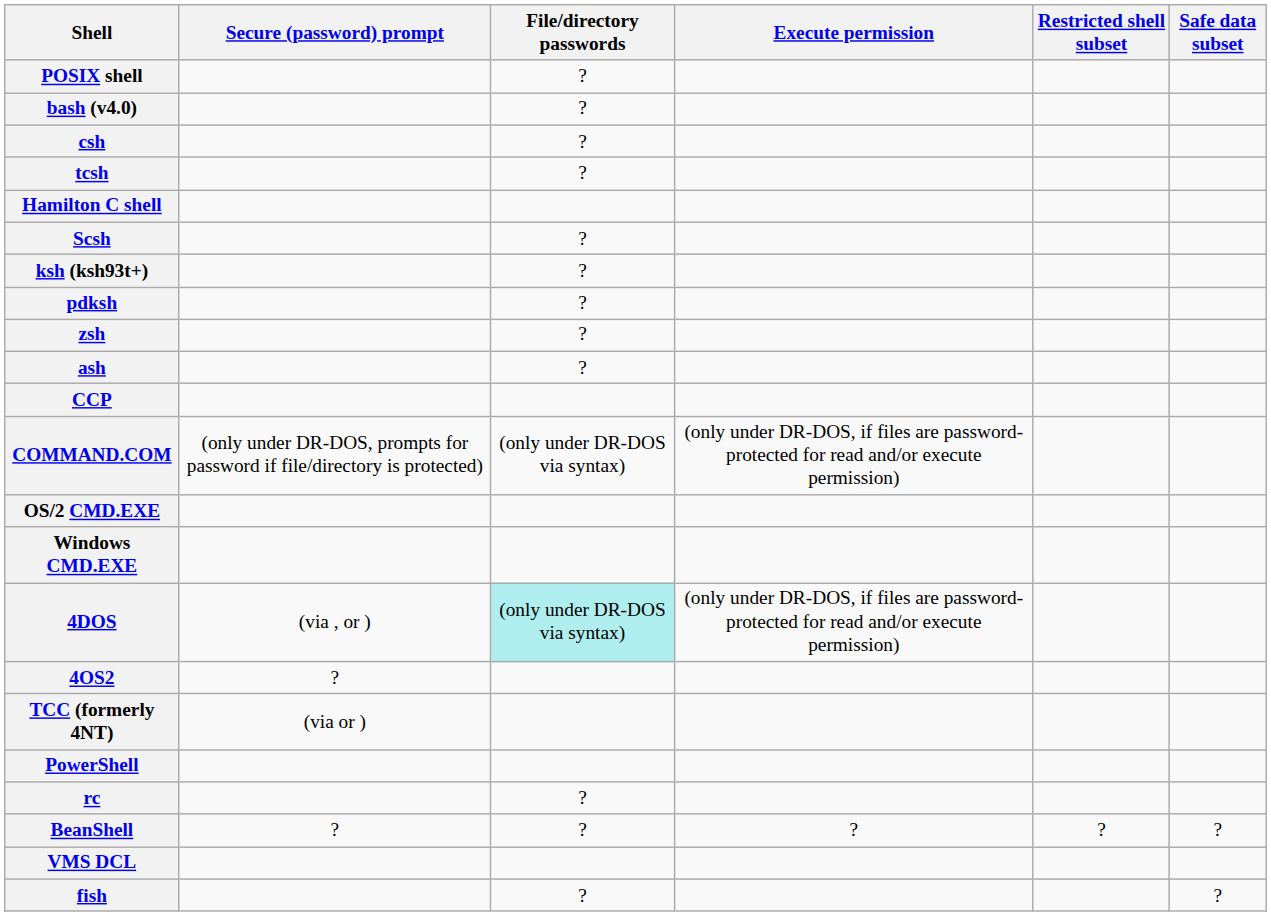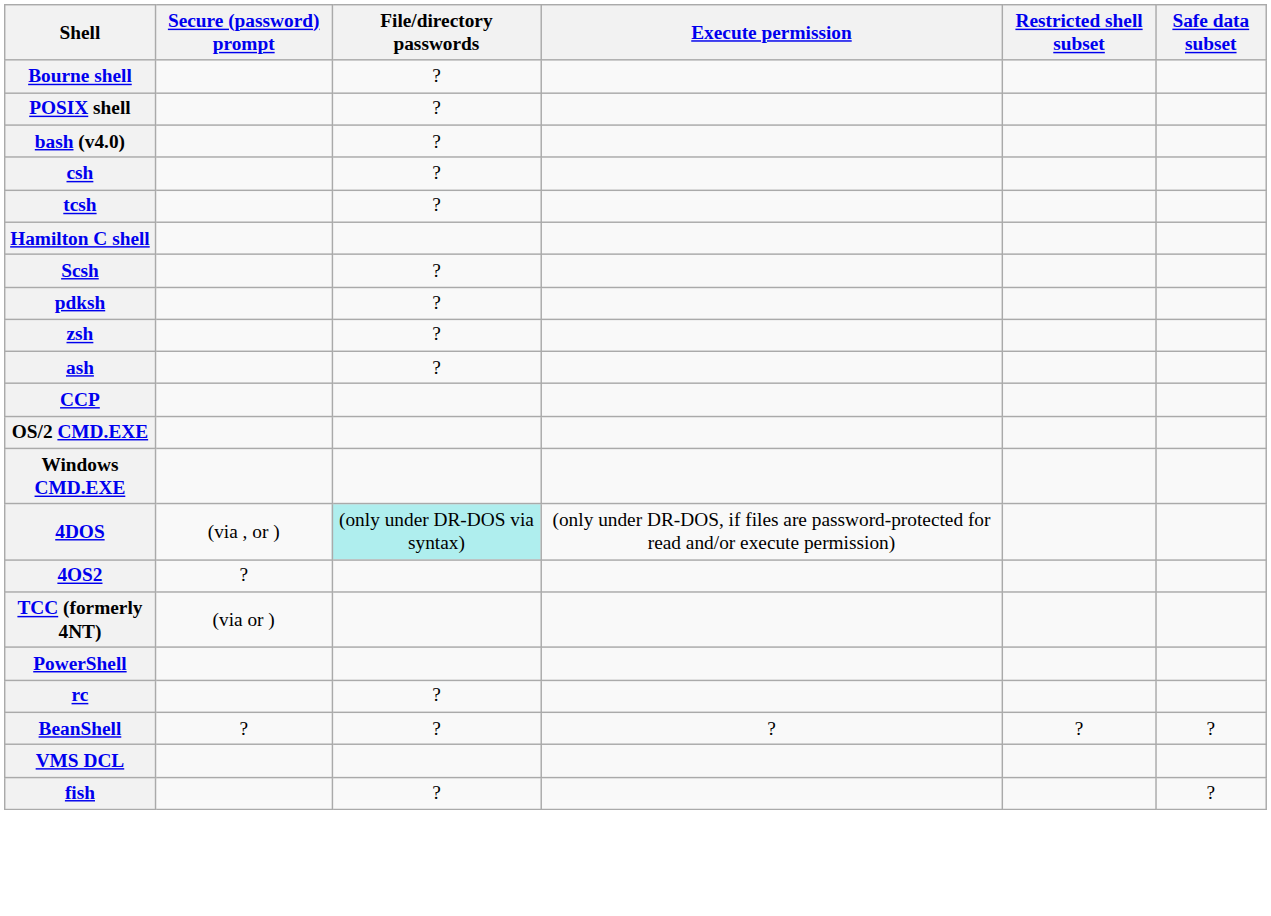+ row: (80, 76)
- row: (92, 270)
- row: (92, 455)
